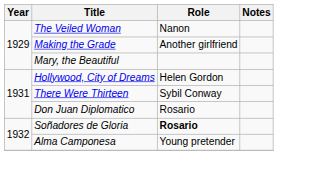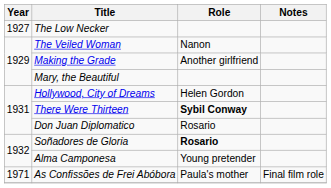+ row: (71, 28)
(191, 93) normal -> (214, 110) bold
+ row: (105, 175)
